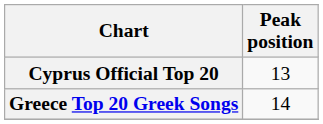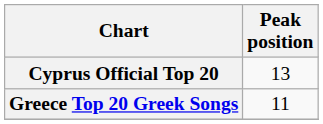(280, 103) 14 -> (280, 103) 11
